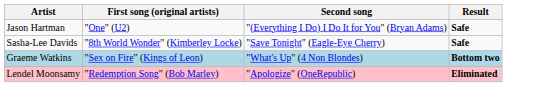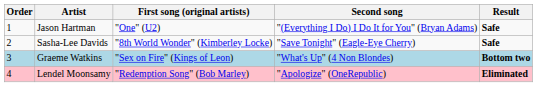+ column: (20, 12)
